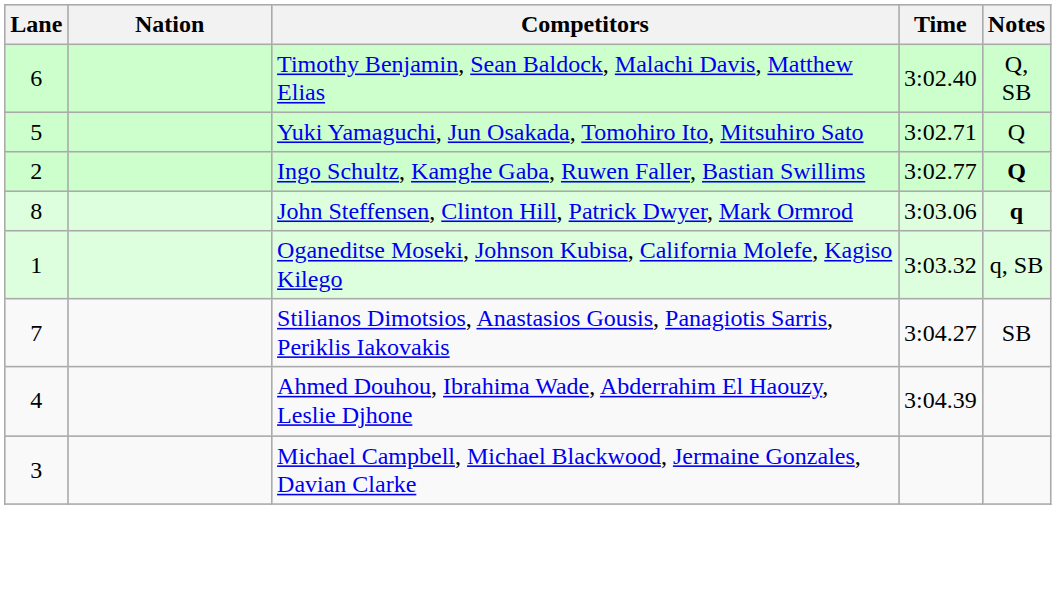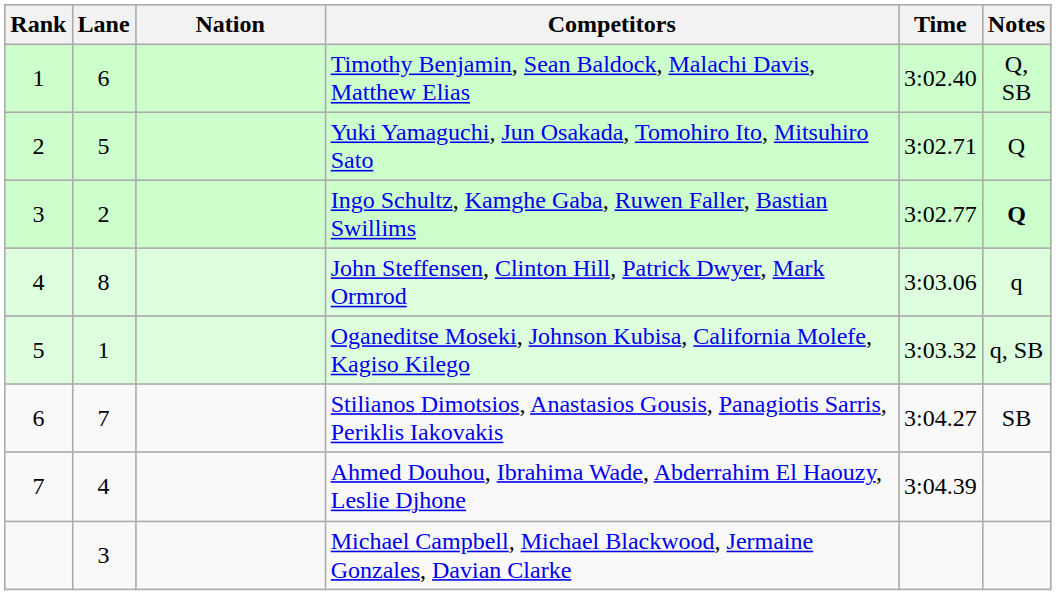+ column: (38, 24)
(1016, 211) bold -> (1016, 282) normal
